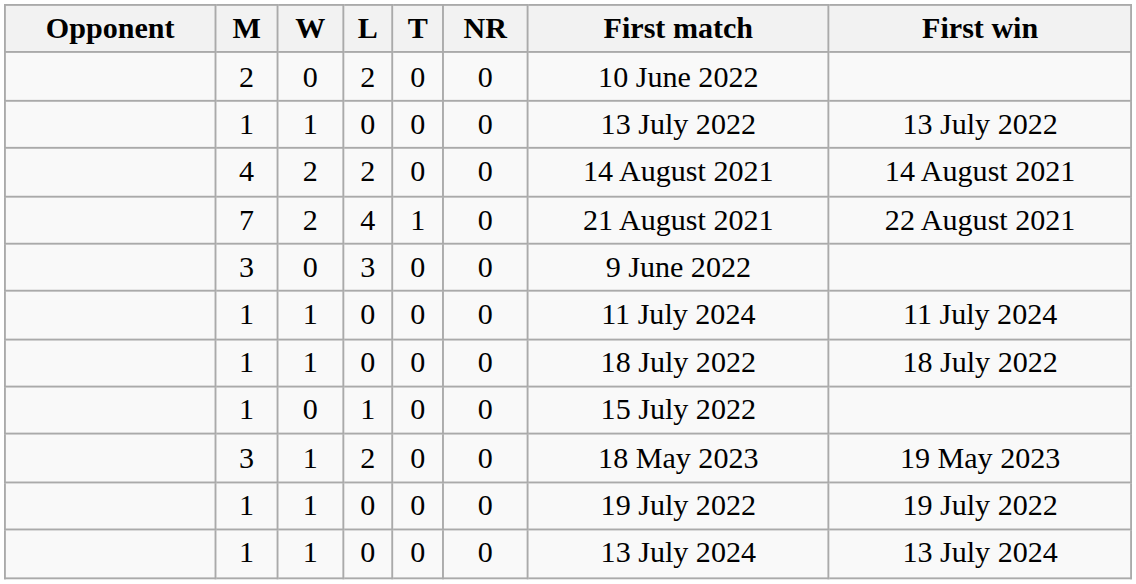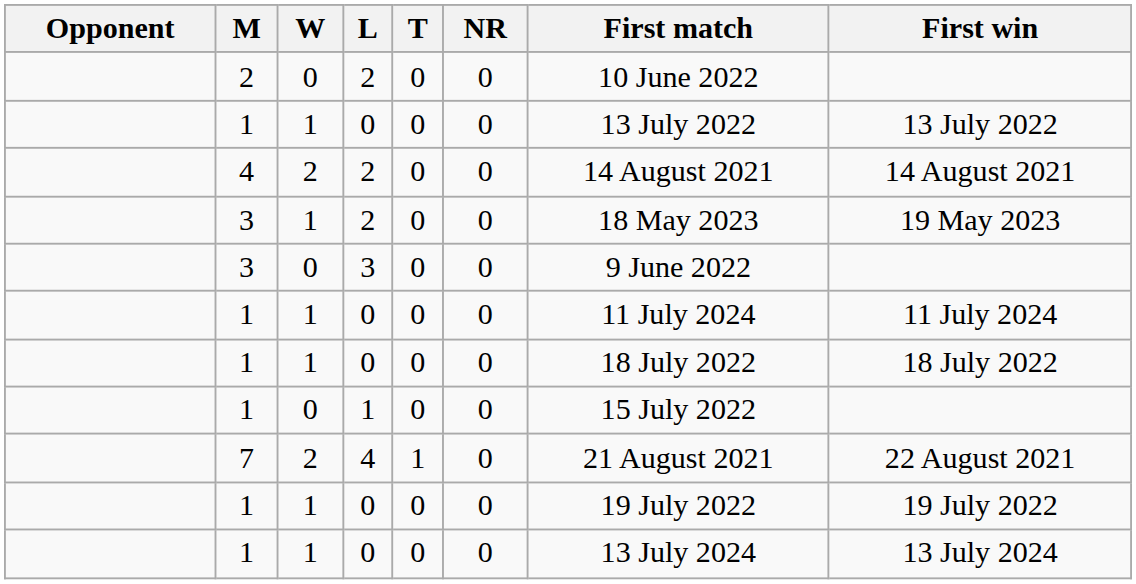rows swapped: (247, 219) <-> (247, 457)
